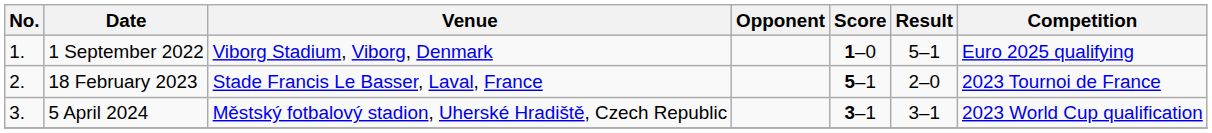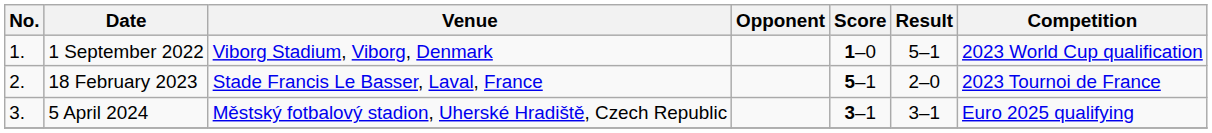(1048, 51) Euro 2025 qualifying -> (1082, 51) 2023 World Cup qualification
(1082, 112) 2023 World Cup qualification -> (1048, 112) Euro 2025 qualifying
